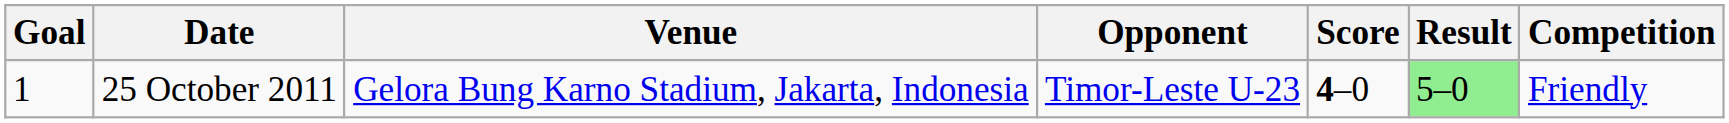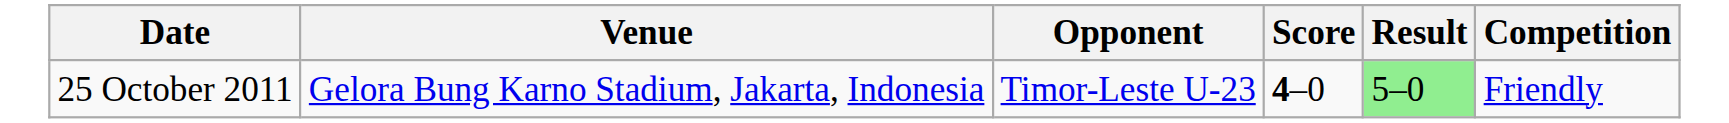- column: (49, 32)
